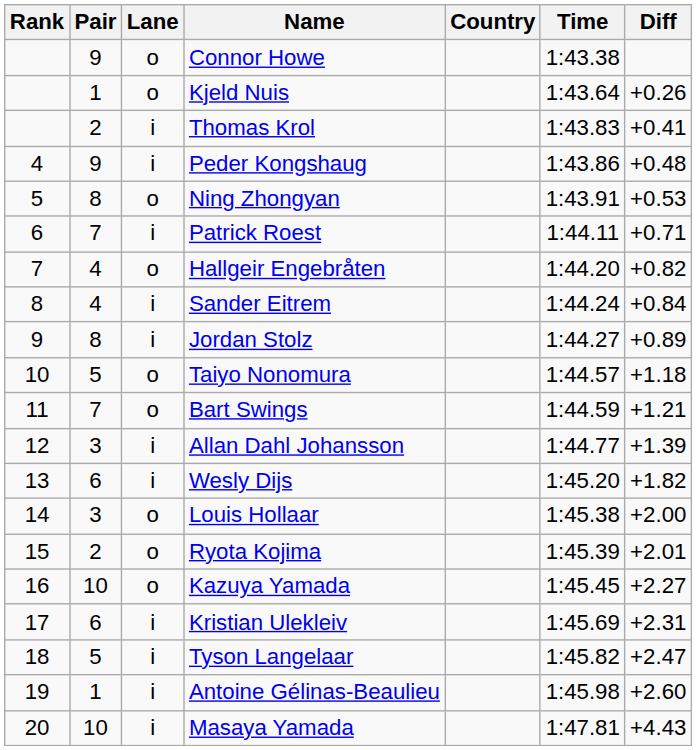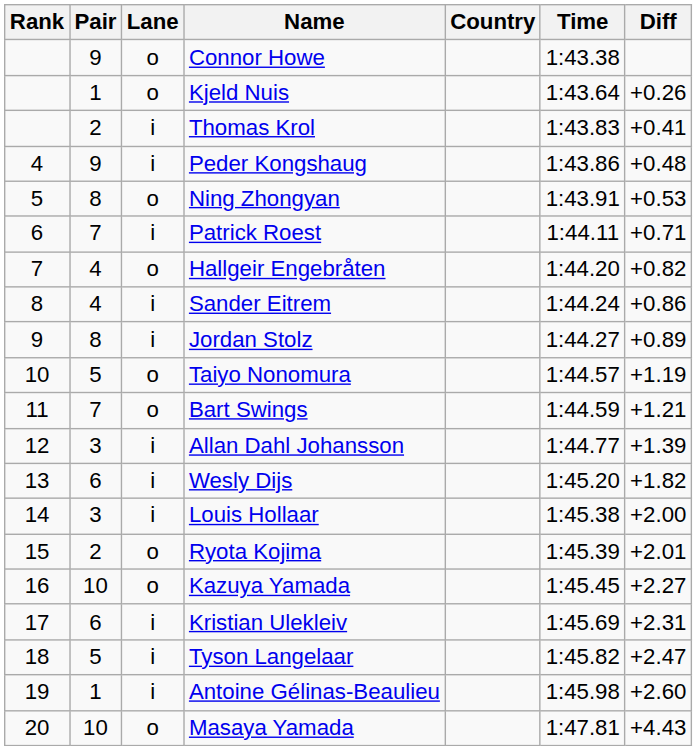(658, 304) +0.84 -> (658, 304) +0.86
(658, 374) +1.18 -> (658, 374) +1.19
(153, 515) o -> (153, 515) i
(153, 727) i -> (153, 727) o
